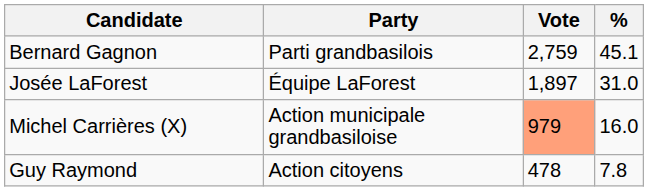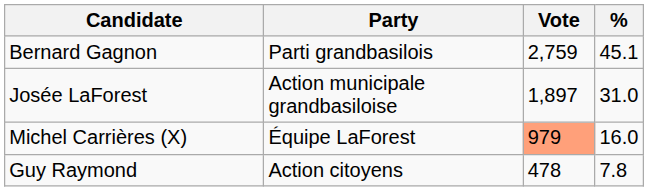(342, 83) Équipe LaForest -> (347, 95) Action municipale grandbasiloise
(347, 126) Action municipale grandbasiloise -> (342, 138) Équipe LaForest
